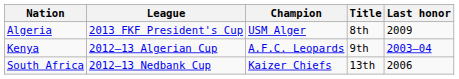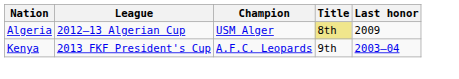(166, 30) 2013 FKF President's Cup -> (121, 30) 2012–13 Algerian Cup
(359, 30) no background -> (327, 30) khaki background
(153, 48) 2012–13 Algerian Cup -> (134, 48) 2013 FKF President's Cup
- row: (45, 65)
